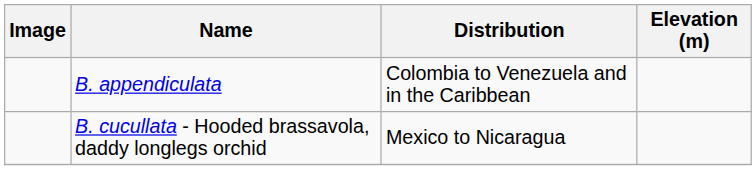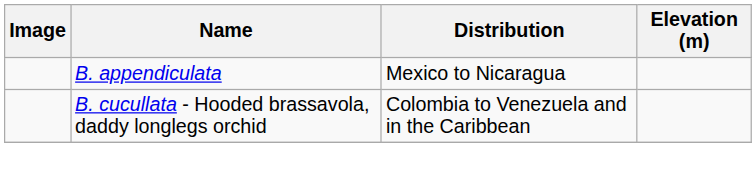(506, 84) Colombia to Venezuela and in the Caribbean -> (476, 73) Mexico to Nicaragua
(476, 137) Mexico to Nicaragua -> (506, 115) Colombia to Venezuela and in the Caribbean
